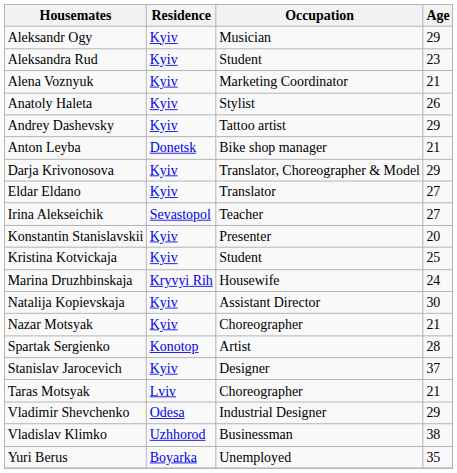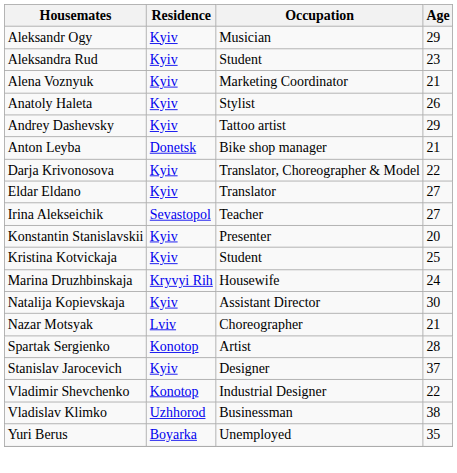(433, 170) 29 -> (433, 170) 22
(164, 324) Kyiv -> (163, 324) Lviv
- row: (49, 390)
(167, 412) Odesa -> (174, 390) Konotop
(433, 412) 29 -> (433, 390) 22
